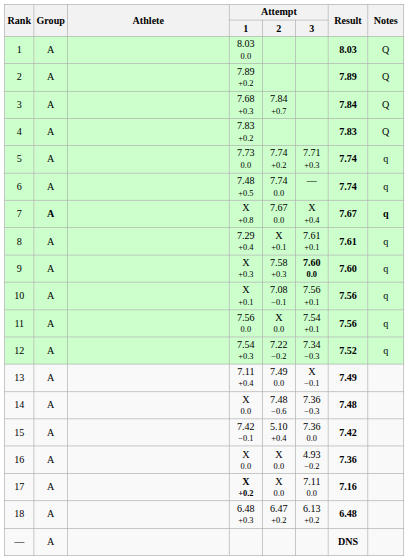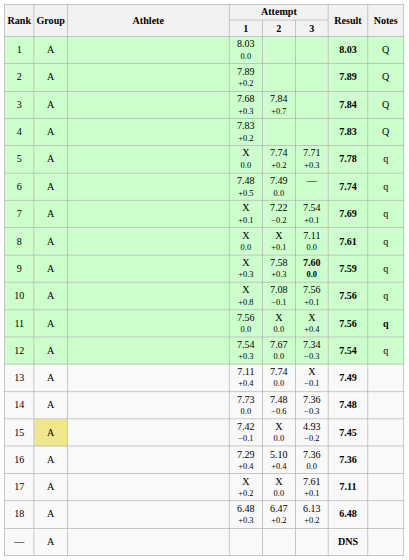(246, 159) 7.73 0.0 -> (246, 159) X 0.0
(348, 159) 7.74 -> (348, 159) 7.78
(279, 186) 7.74 0.0 -> (279, 186) 7.49 0.0
(51, 214) bold -> (51, 214) normal
(246, 214) X +0.8 -> (246, 214) X +0.1
(279, 214) 7.67 0.0 -> (279, 214) 7.22 −0.2
(312, 214) X +0.4 -> (312, 214) 7.54 +0.1
(348, 214) 7.67 -> (348, 214) 7.69
(386, 214) bold -> (386, 214) normal
(246, 241) 7.29 +0.4 -> (246, 241) X 0.0
(312, 241) 7.61 +0.1 -> (312, 241) 7.11 0.0
(348, 268) 7.60 -> (348, 268) 7.59
(246, 296) X +0.1 -> (246, 296) X +0.8
(312, 323) 7.54 +0.1 -> (312, 323) X +0.4
(386, 323) normal -> (386, 323) bold
(279, 350) 7.22 −0.2 -> (279, 350) 7.67 0.0
(348, 350) 7.52 -> (348, 350) 7.54
(279, 378) 7.49 0.0 -> (279, 378) 7.74 0.0
(246, 405) X 0.0 -> (246, 405) 7.73 0.0
(51, 432) no background -> (51, 432) khaki background
(279, 432) 5.10 +0.4 -> (279, 432) X 0.0
(312, 432) 7.36 0.0 -> (312, 432) 4.93 −0.2
(348, 432) 7.42 -> (348, 432) 7.45
(246, 460) X 0.0 -> (246, 460) 7.29 +0.4
(279, 460) X 0.0 -> (279, 460) 5.10 +0.4
(312, 460) 4.93 −0.2 -> (312, 460) 7.36 0.0
(246, 487) bold -> (246, 487) normal
(312, 487) 7.11 0.0 -> (312, 487) 7.61 +0.1
(348, 487) 7.16 -> (348, 487) 7.11
